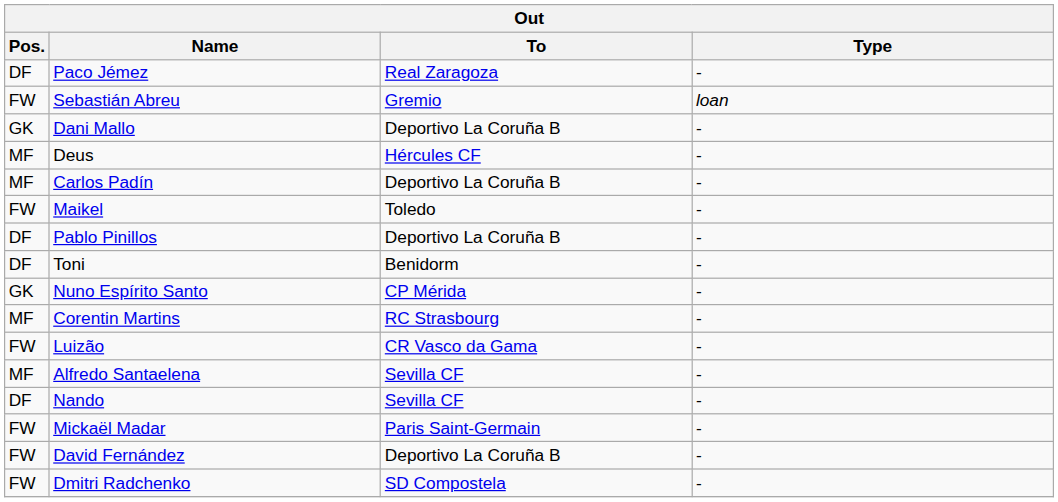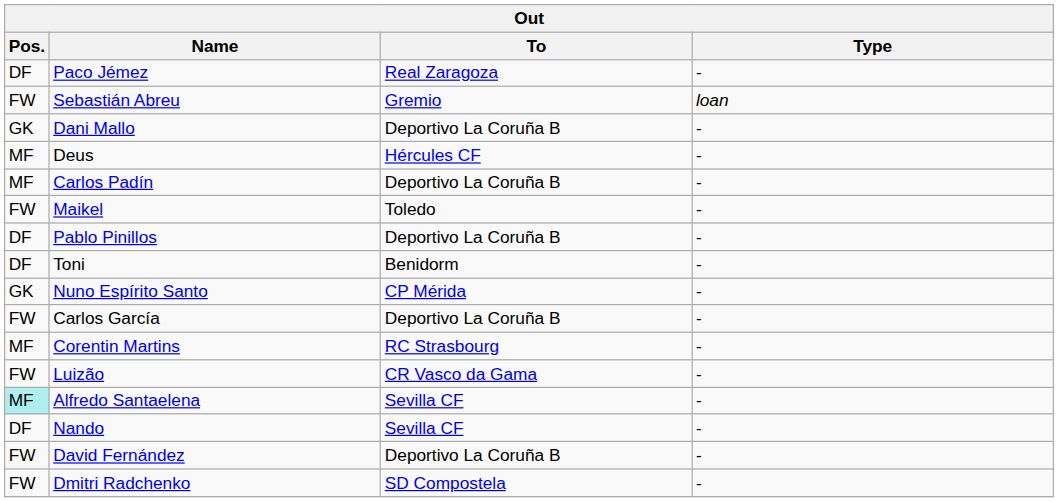+ row: (106, 319)
(21, 374) no background -> (21, 401) paleturquoise background
- row: (109, 428)
